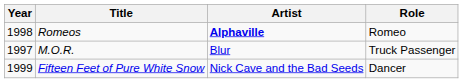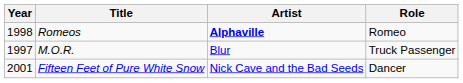(20, 68) 1999 -> (20, 68) 2001
